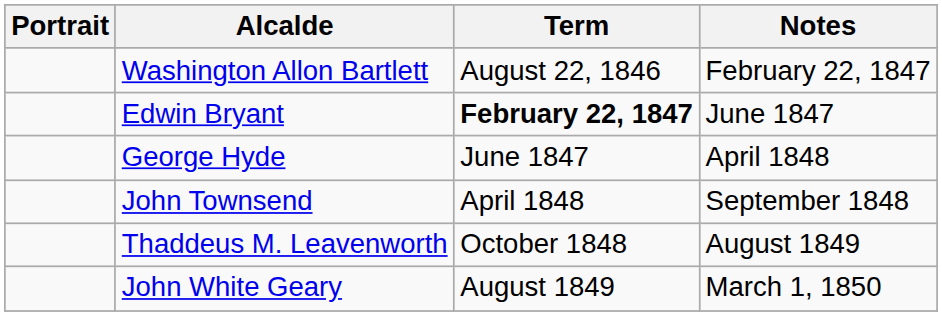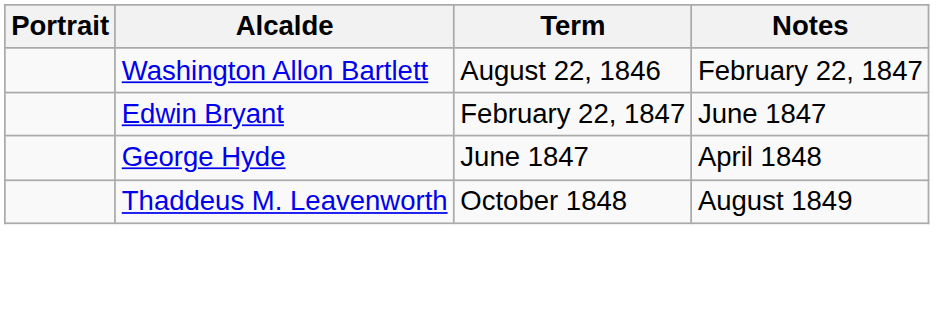(577, 113) bold -> (573, 113) normal
- row: (217, 200)
- row: (232, 288)
